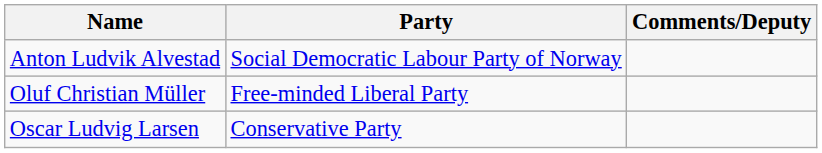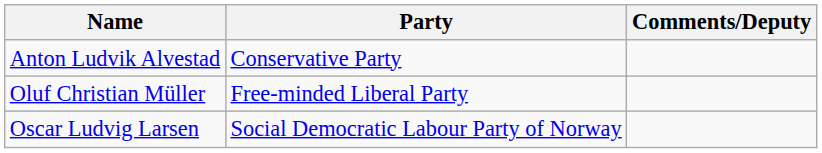(426, 57) Social Democratic Labour Party of Norway -> (316, 57) Conservative Party
(316, 128) Conservative Party -> (426, 128) Social Democratic Labour Party of Norway
